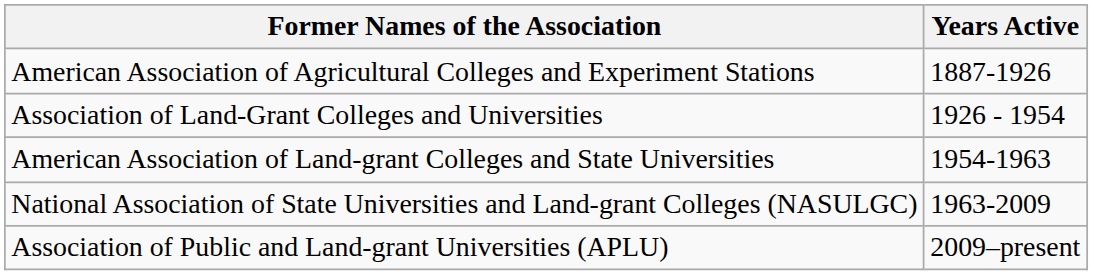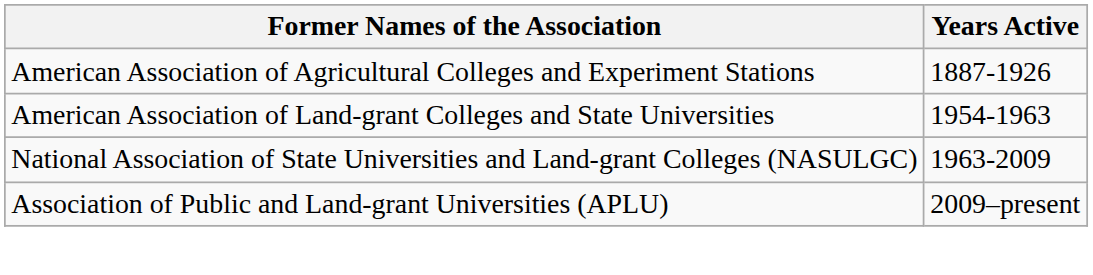- row: (307, 114)
